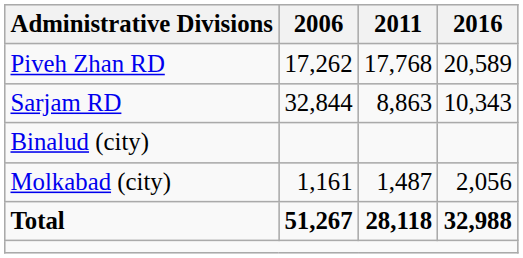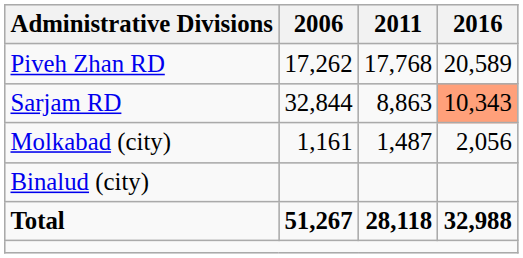(478, 102) no background -> (478, 102) lightsalmon background
rows swapped: (80, 142) <-> (91, 181)
